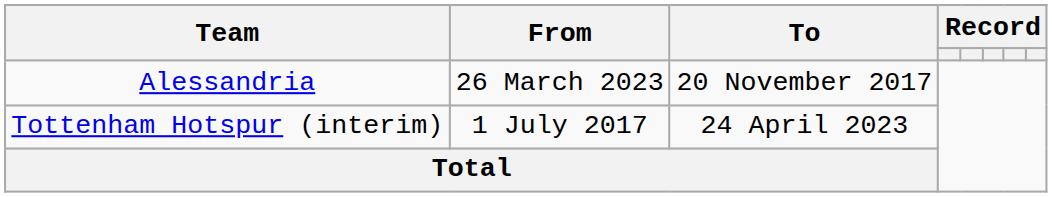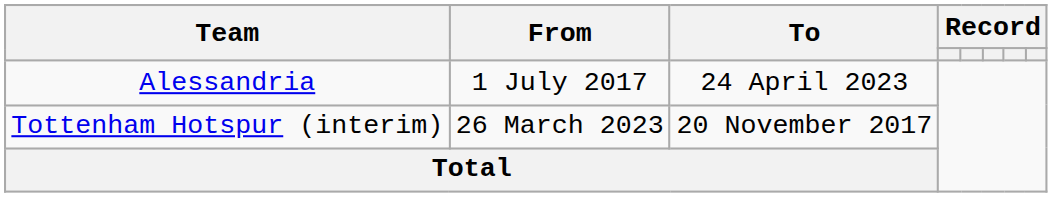(560, 83) 26 March 2023 -> (560, 83) 1 July 2017
(804, 83) 20 November 2017 -> (804, 83) 24 April 2023
(560, 126) 1 July 2017 -> (560, 126) 26 March 2023
(804, 126) 24 April 2023 -> (804, 126) 20 November 2017
